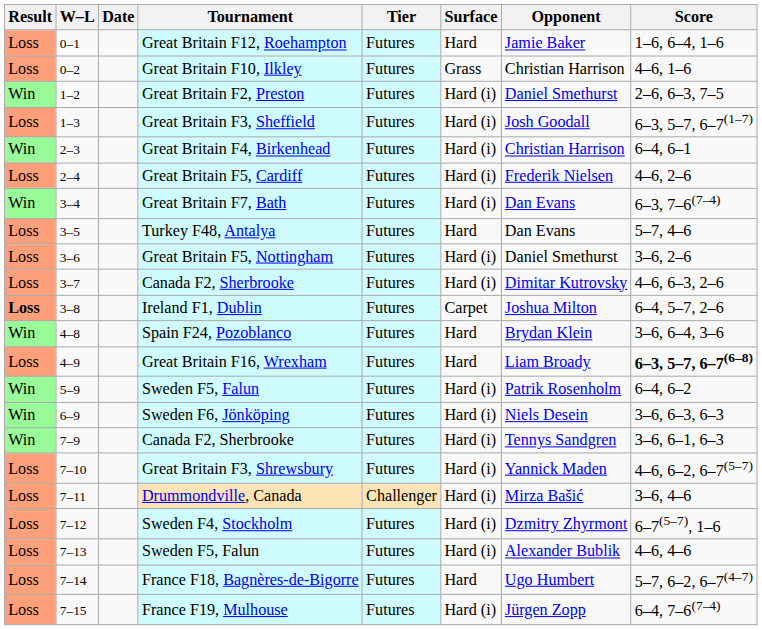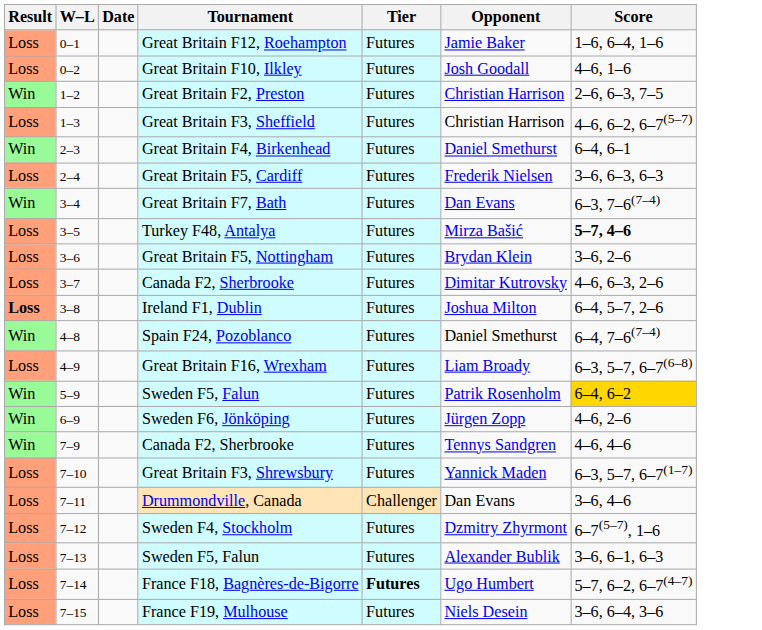- column: (471, 17)
(565, 68) Christian Harrison -> (487, 68) Josh Goodall
(561, 94) Daniel Smethurst -> (504, 94) Christian Harrison
(547, 122) Josh Goodall -> (504, 122) Christian Harrison
(694, 122) 6–3, 5–7, 6–7(1–7) -> (633, 122) 4–6, 6–2, 6–7(5–7)
(565, 149) Christian Harrison -> (501, 149) Daniel Smethurst
(663, 175) 4–6, 2–6 -> (619, 175) 3–6, 6–3, 6–3
(540, 231) Dan Evans -> (484, 231) Mirza Bašić
(663, 231) normal -> (603, 231) bold
(561, 256) Daniel Smethurst -> (488, 256) Brydan Klein
(549, 333) Brydan Klein -> (501, 335) Daniel Smethurst
(679, 333) 3–6, 6–4, 3–6 -> (617, 335) 6–4, 7–6(7–4)
(694, 361) bold -> (633, 365) normal
(663, 389) no background -> (603, 393) gold background
(546, 414) Niels Desein -> (485, 419) Jürgen Zopp
(679, 414) 3–6, 6–3, 6–3 -> (603, 419) 4–6, 2–6
(679, 440) 3–6, 6–1, 6–3 -> (603, 444) 4–6, 4–6
(694, 468) 4–6, 6–2, 6–7(5–7) -> (633, 472) 6–3, 5–7, 6–7(1–7)
(544, 496) Mirza Bašić -> (480, 500) Dan Evans
(663, 551) 4–6, 4–6 -> (619, 556) 3–6, 6–1, 6–3
(390, 579) normal -> (393, 583) bold
(545, 609) Jürgen Zopp -> (486, 611) Niels Desein
(678, 609) 6–4, 7–6(7–4) -> (619, 611) 3–6, 6–4, 3–6
